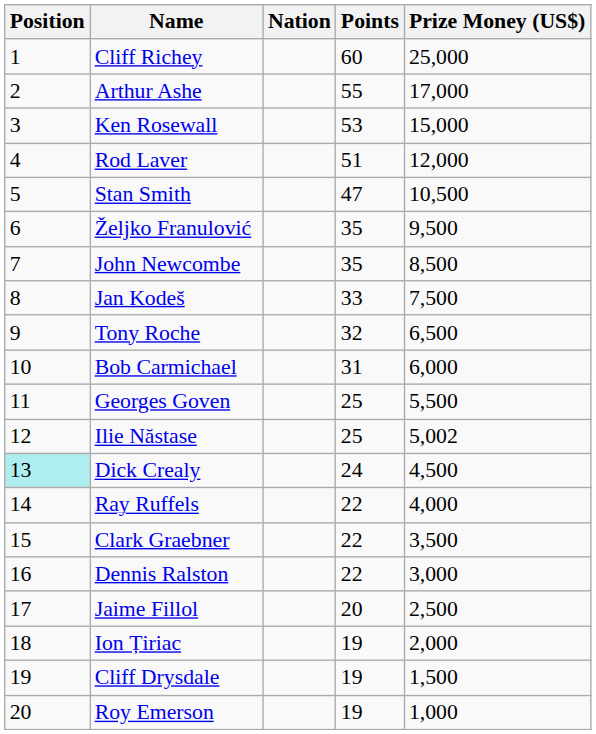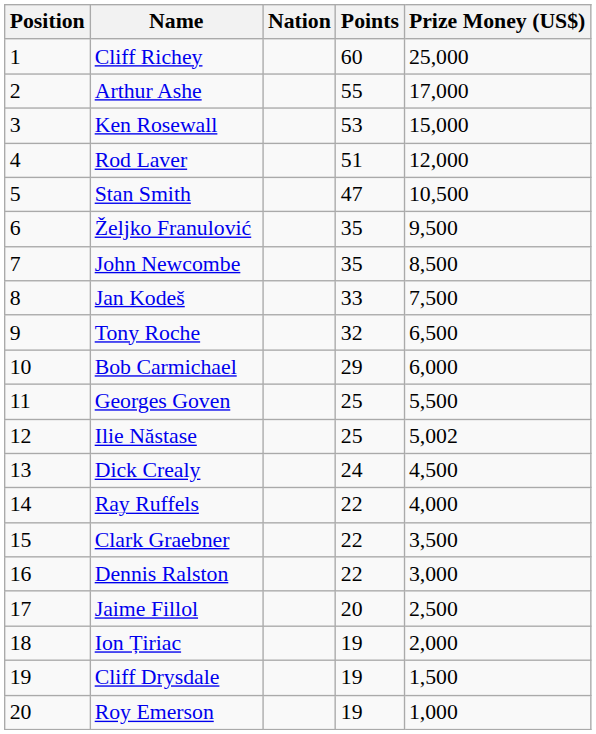(352, 366) 31 -> (352, 366) 29
(21, 470) paleturquoise background -> (21, 470) no background
